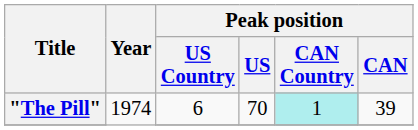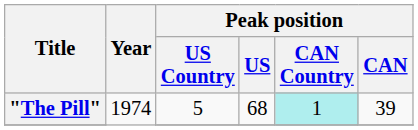(198, 108) 6 -> (198, 108) 5
(257, 108) 70 -> (257, 108) 68
